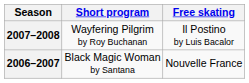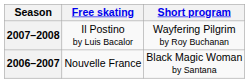columns swapped: (113, 12) <-> (204, 12)
